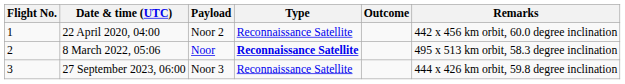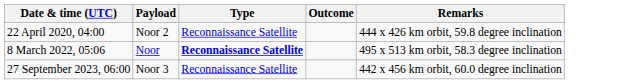- column: (32, 13)
(516, 32) 442 x 456 km orbit, 60.0 degree inclination -> (461, 32) 444 x 426 km orbit, 59.8 degree inclination
(516, 69) 444 x 426 km orbit, 59.8 degree inclination -> (461, 69) 442 x 456 km orbit, 60.0 degree inclination
